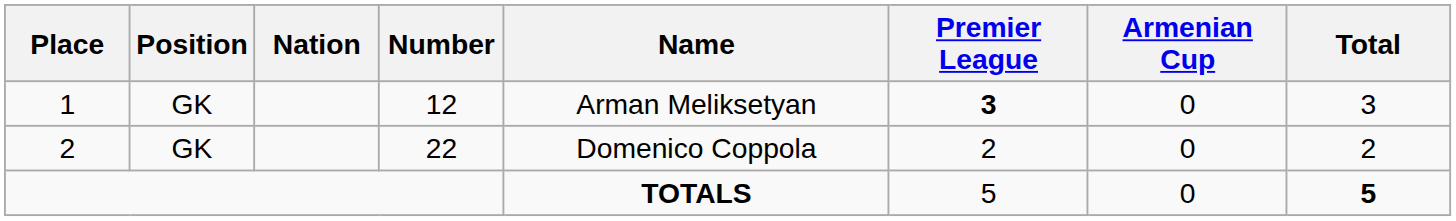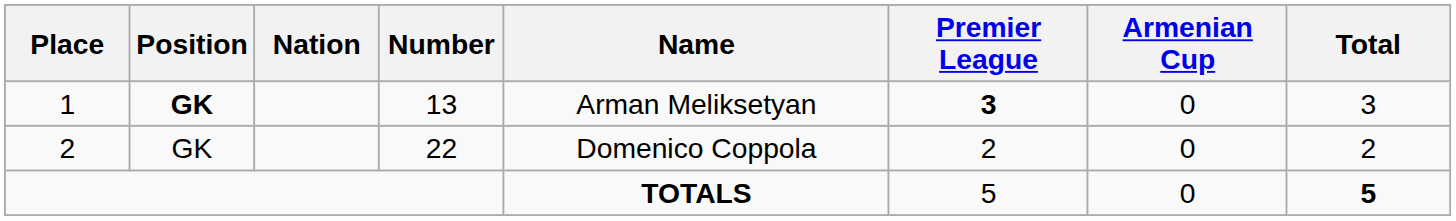(192, 104) normal -> (192, 104) bold
(442, 104) 12 -> (442, 104) 13
